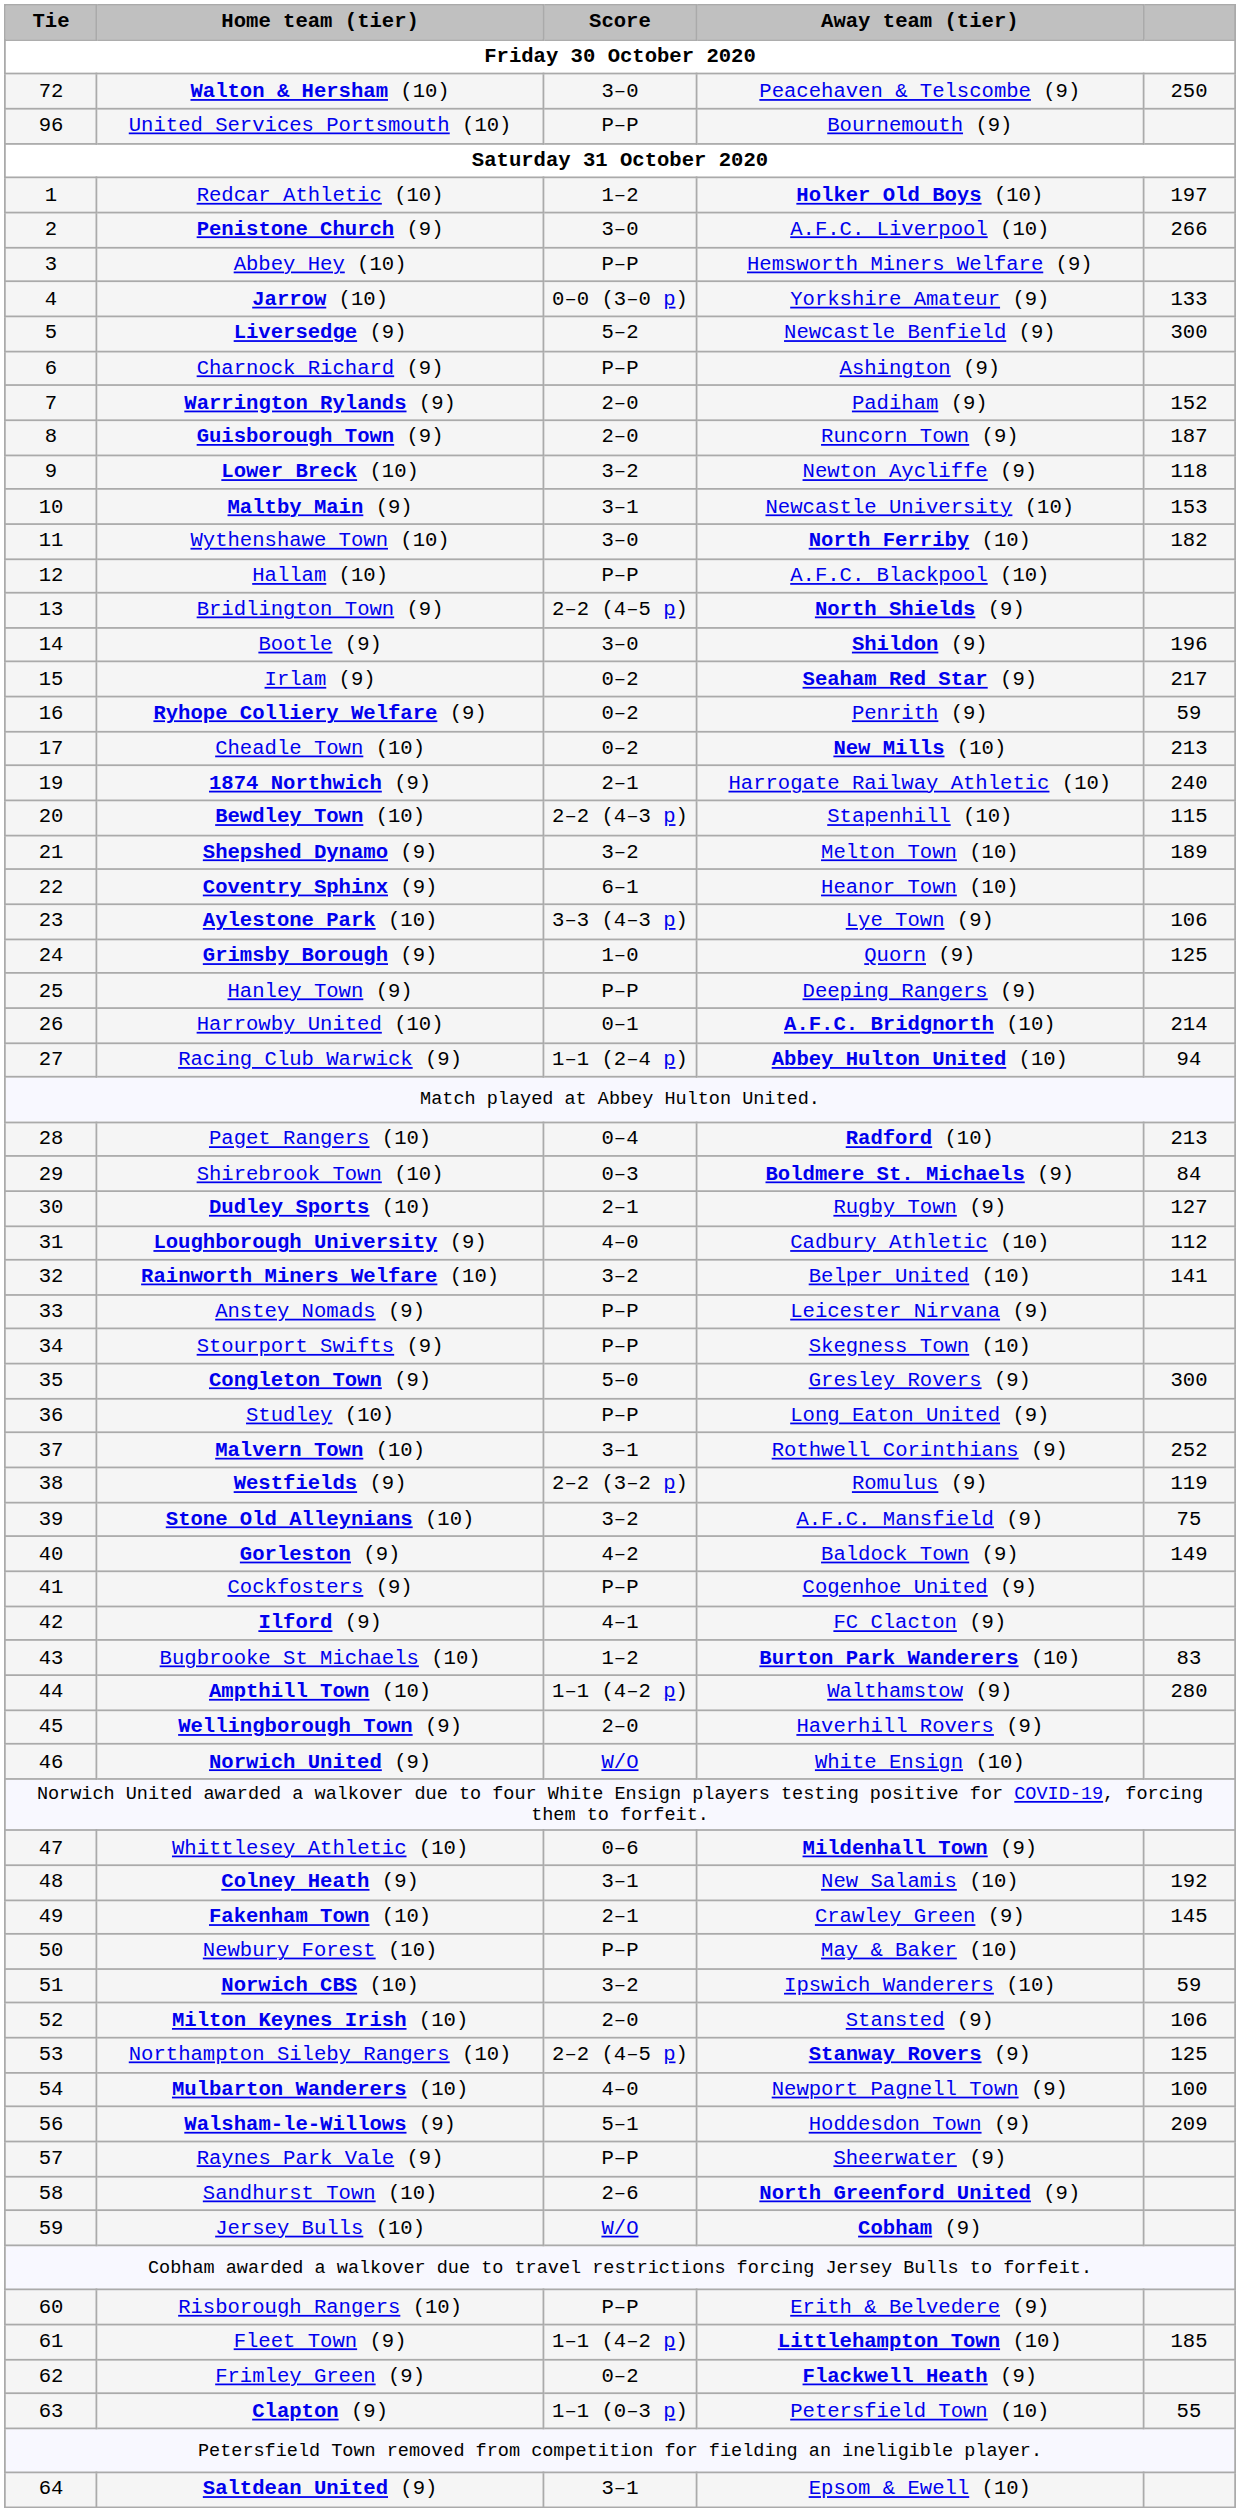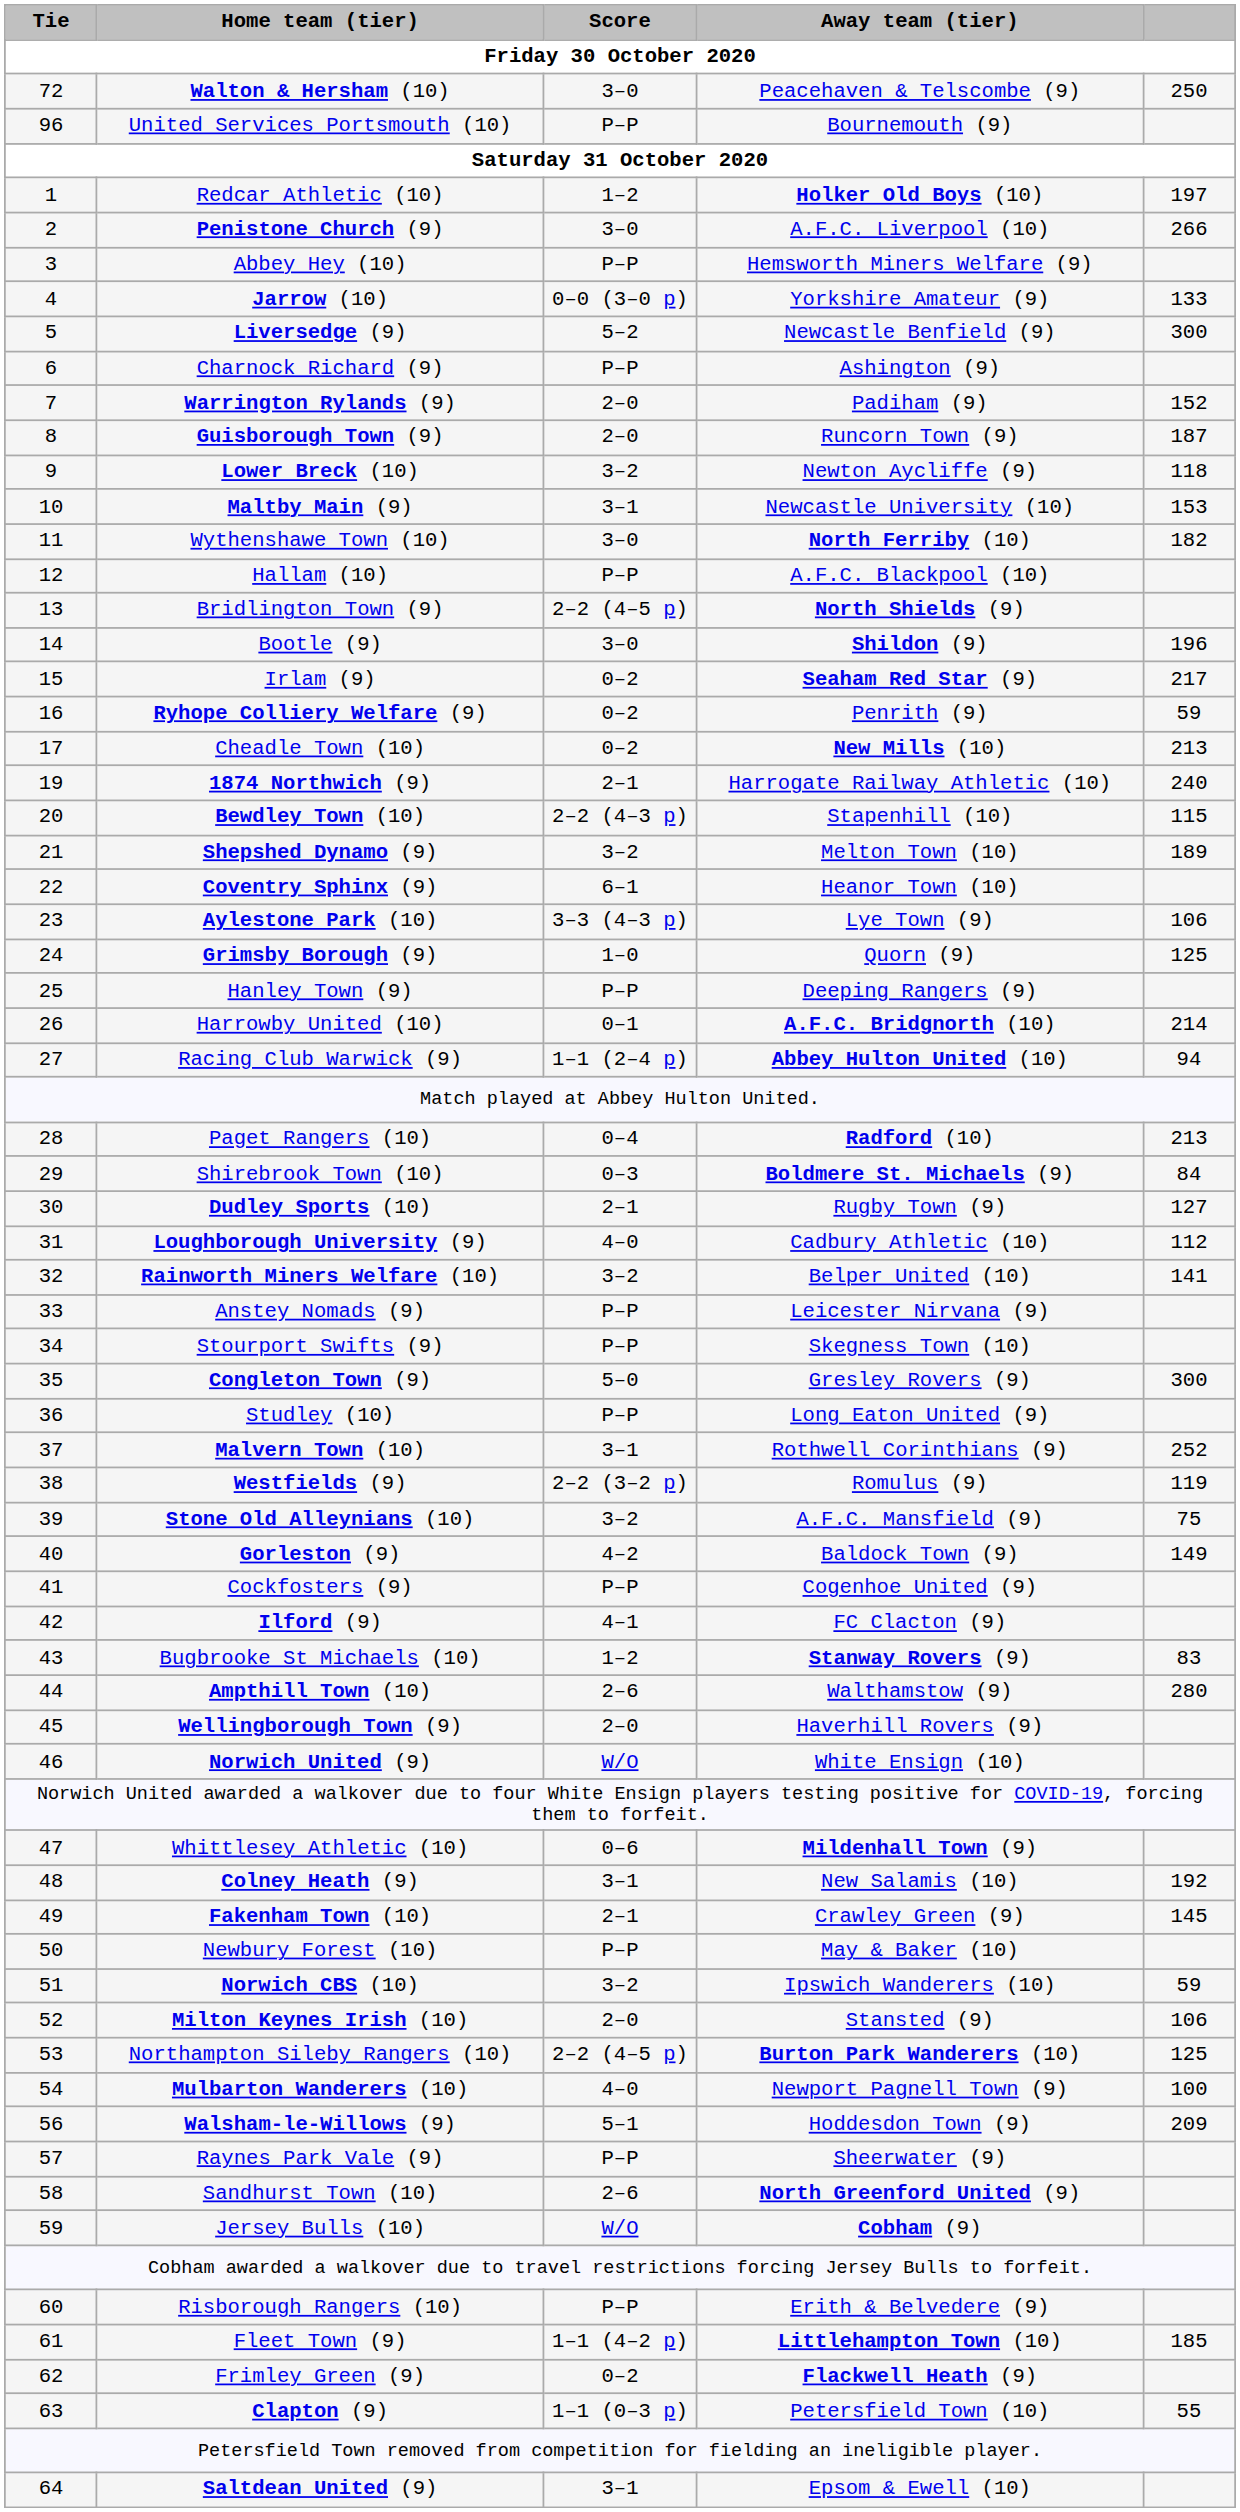(920, 1658) Burton Park Wanderers (10) -> (920, 1658) Stanway Rovers (9)
(620, 1692) 1–1 (4–2 p) -> (620, 1692) 2–6
(920, 2055) Stanway Rovers (9) -> (920, 2055) Burton Park Wanderers (10)
